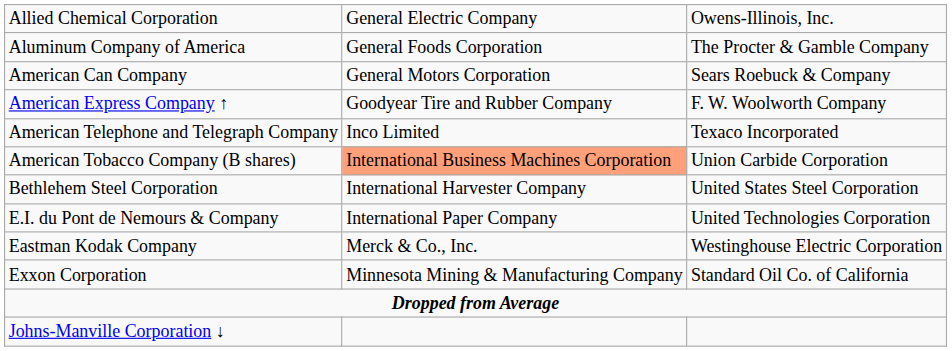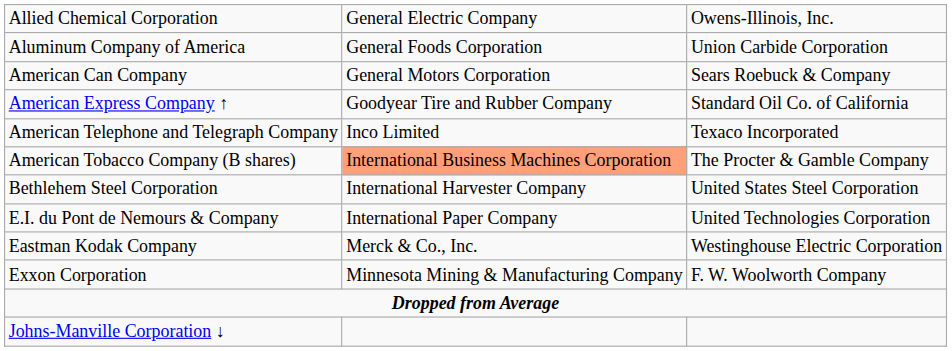(810, 47) The Procter & Gamble Company -> (789, 47) Union Carbide Corporation
(789, 103) F. W. Woolworth Company -> (800, 103) Standard Oil Co. of California
(789, 160) Union Carbide Corporation -> (810, 160) The Procter & Gamble Company
(800, 274) Standard Oil Co. of California -> (789, 274) F. W. Woolworth Company
